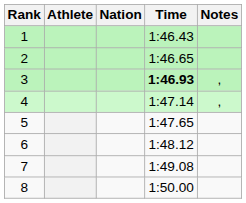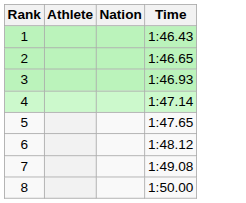- column: (219, 15)
(171, 79) bold -> (171, 79) normal
